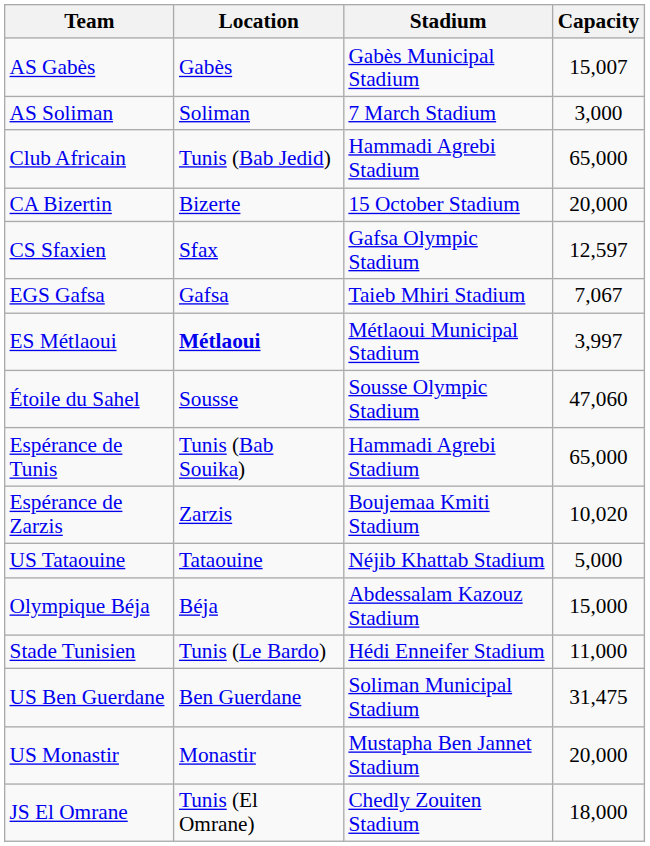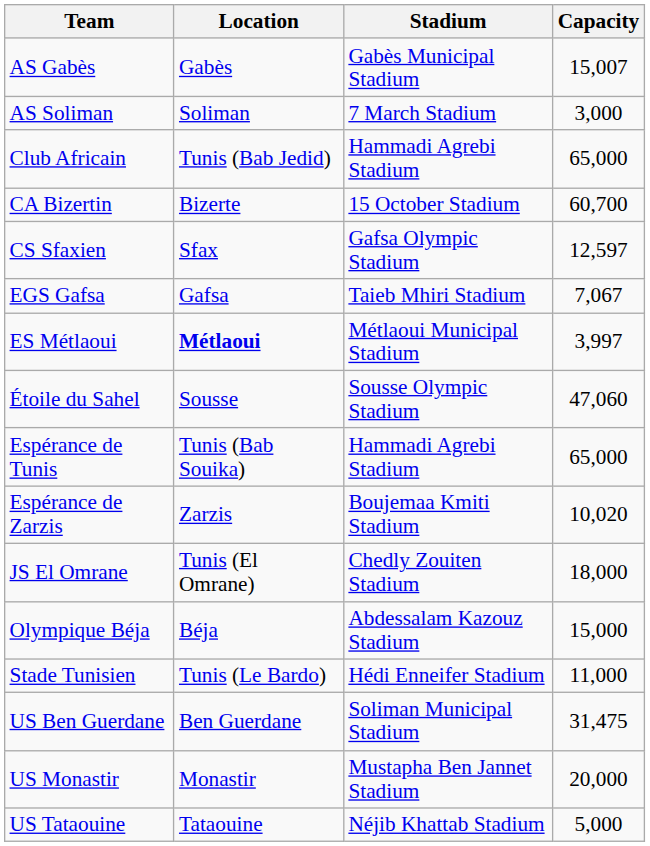(598, 204) 20,000 -> (598, 204) 60,700
rows swapped: (69, 812) <-> (67, 560)
